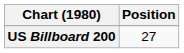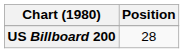(149, 36) 27 -> (149, 36) 28
